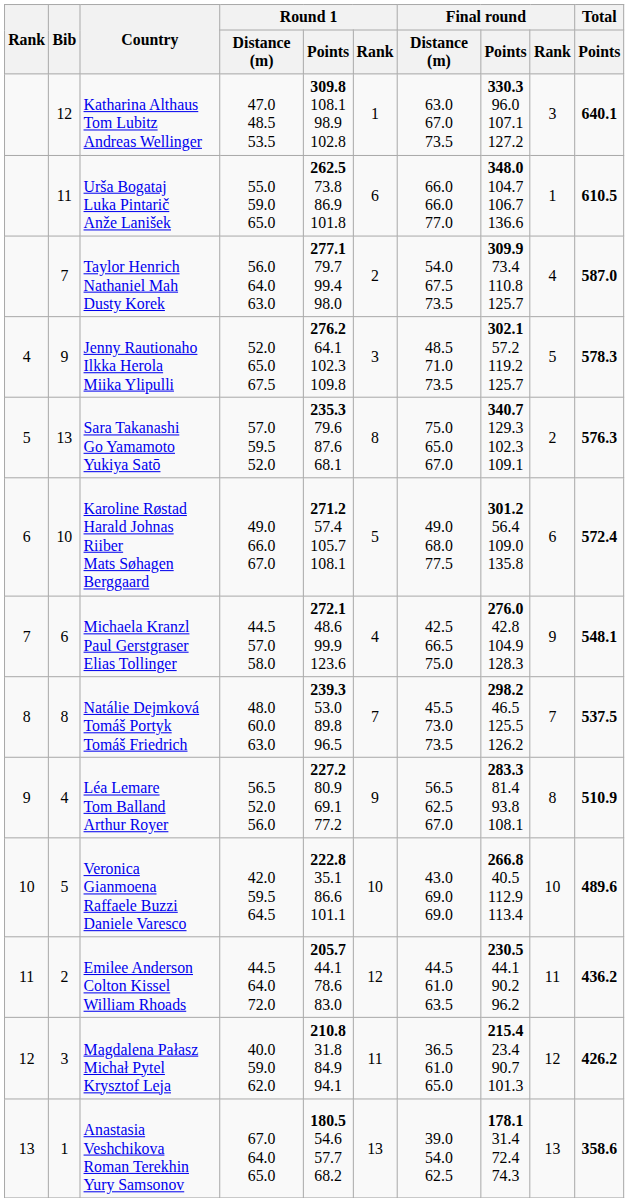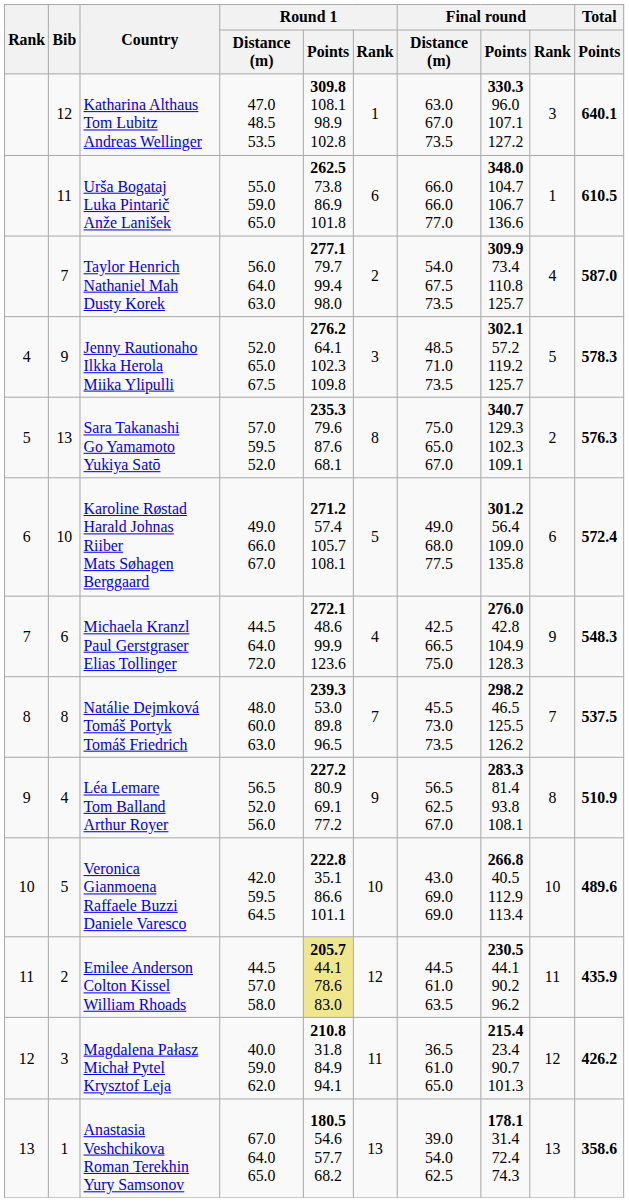(262, 644) 44.5 57.0 58.0 -> (262, 644) 44.5 64.0 72.0
(599, 635) 548.1 -> (599, 635) 548.3
(262, 986) 44.5 64.0 72.0 -> (262, 986) 44.5 57.0 58.0
(328, 976) no background -> (328, 976) khaki background
(599, 976) 436.2 -> (599, 976) 435.9
